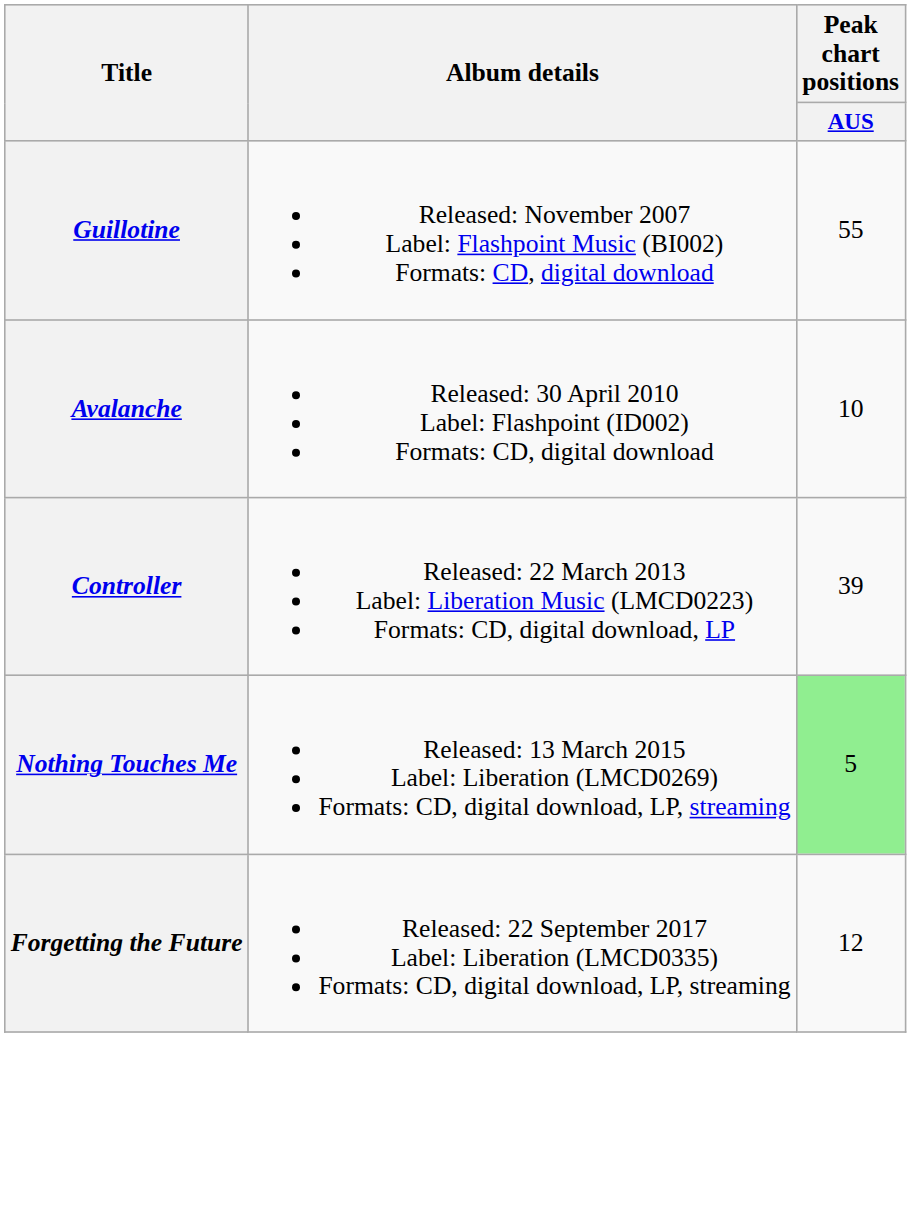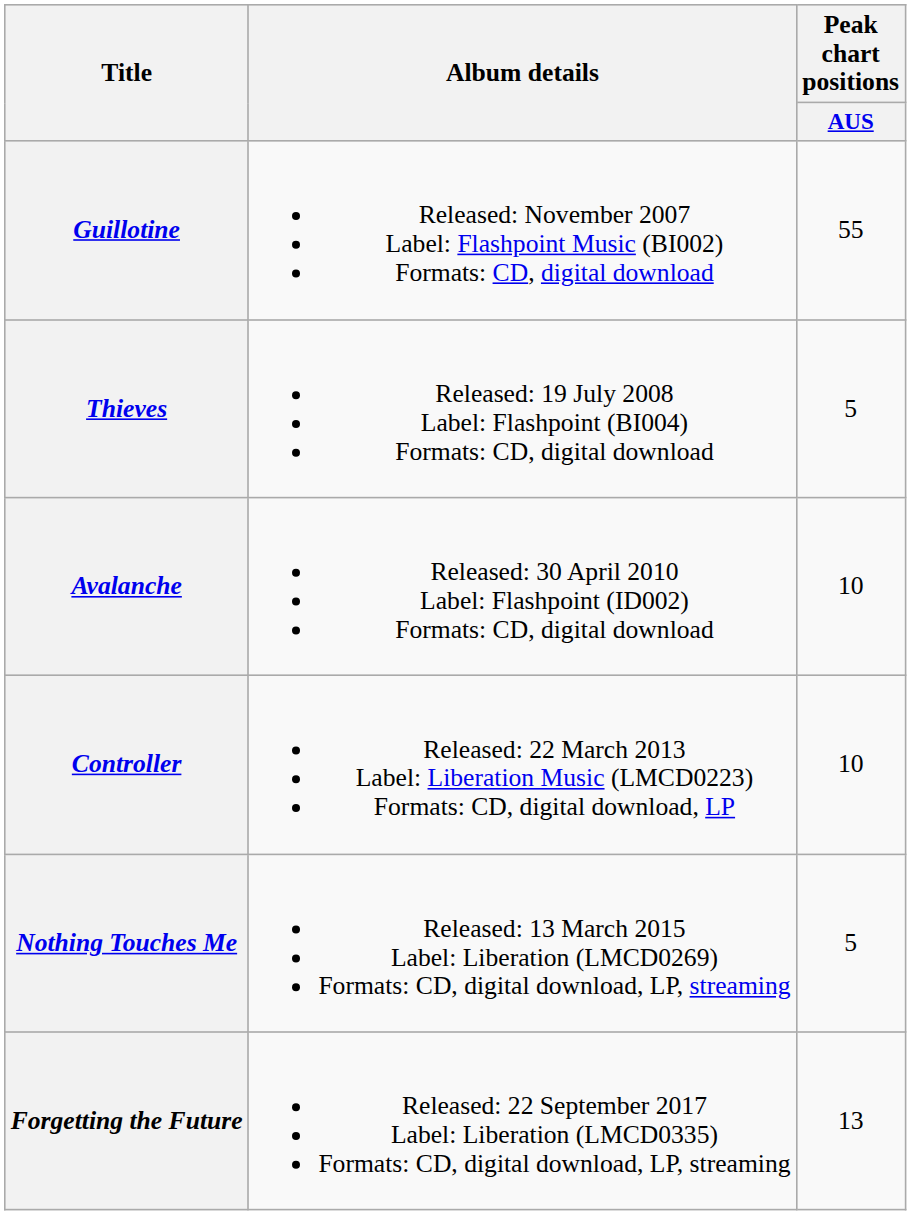+ row: (127, 408)
(851, 586) 39 -> (851, 764) 10
(851, 764) lightgreen background -> (851, 942) no background
(851, 942) 12 -> (851, 1120) 13
